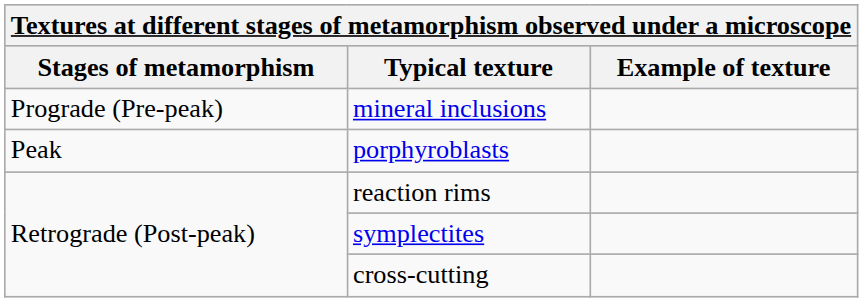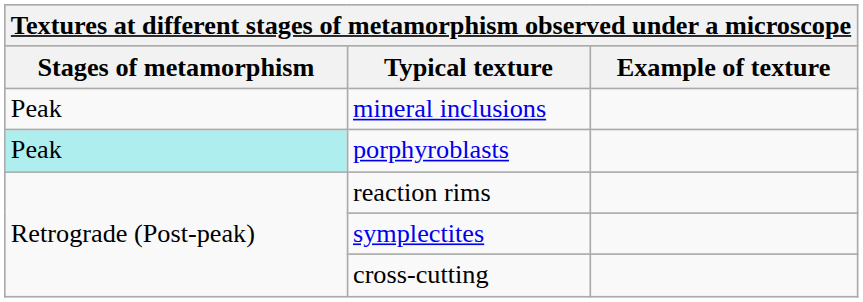(117, 108) Prograde (Pre-peak) -> (36, 108) Peak
(36, 150) no background -> (36, 150) paleturquoise background
